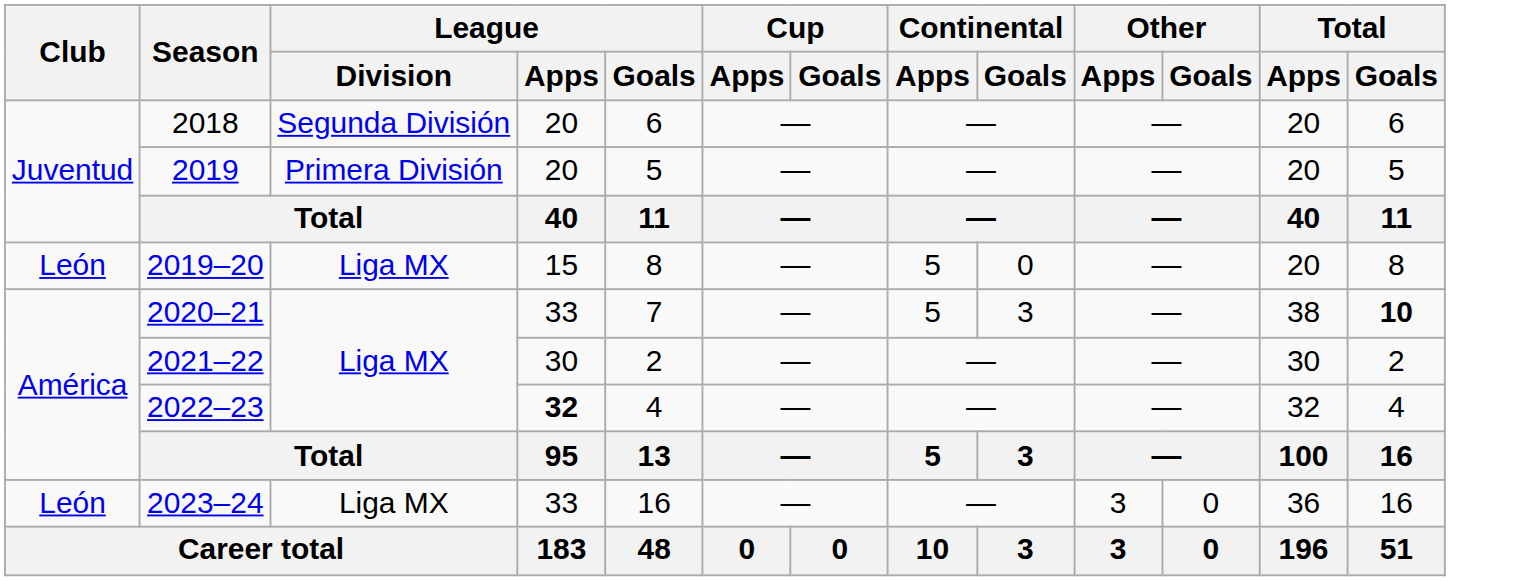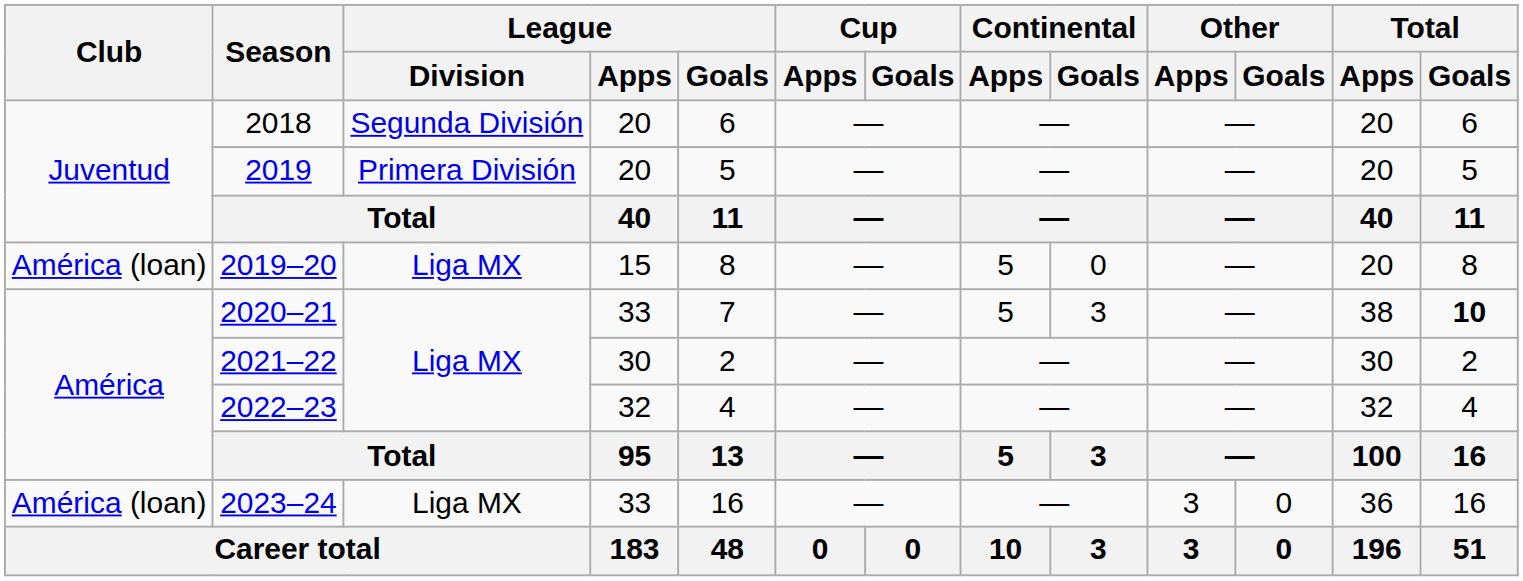(73, 265) León -> (109, 265) América (loan)
(561, 407) bold -> (635, 407) normal
(73, 502) León -> (109, 502) América (loan)
